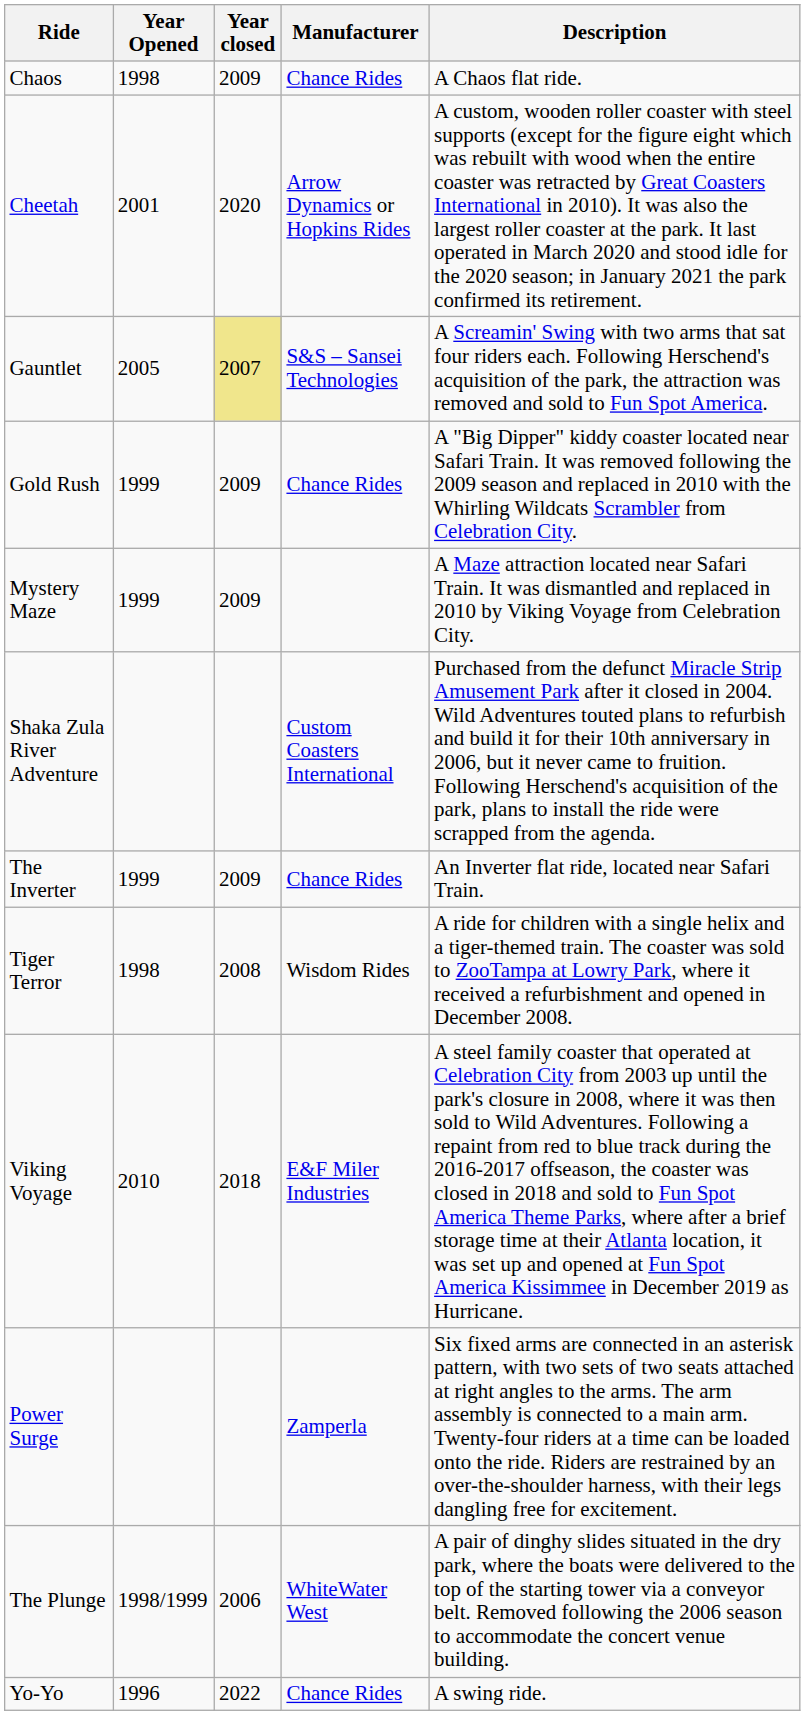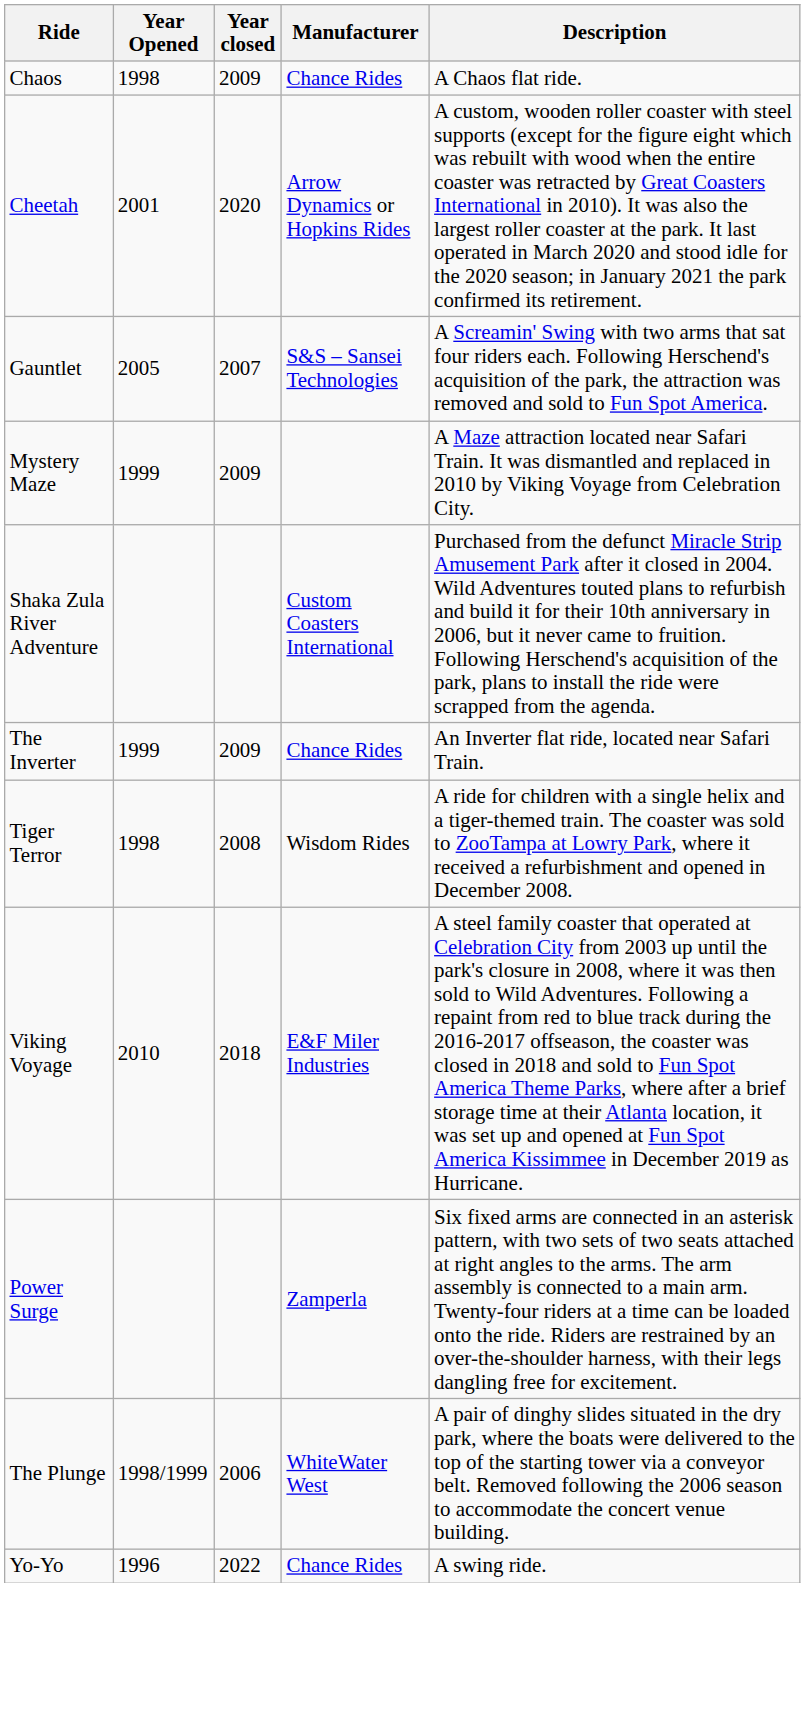(240, 368) khaki background -> (240, 368) no background
- row: (55, 484)
